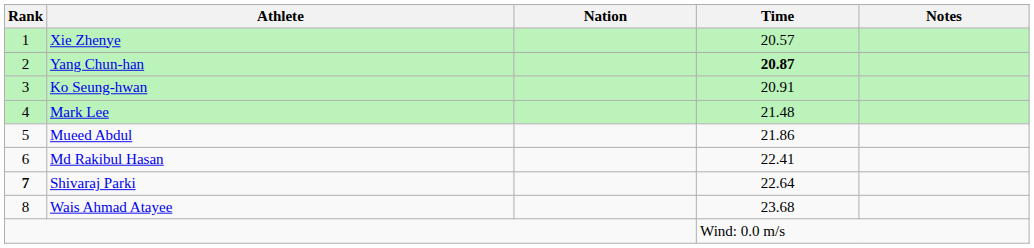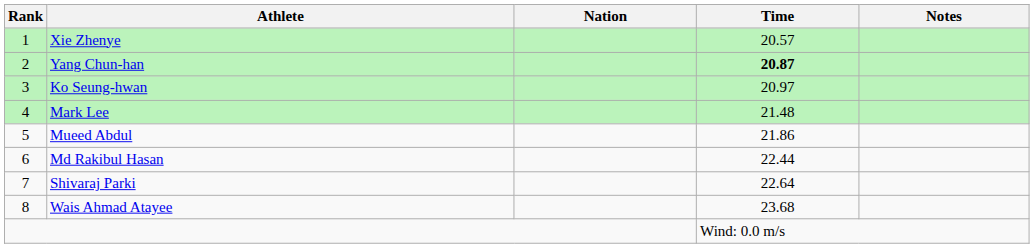(778, 87) 20.91 -> (778, 87) 20.97
(778, 159) 22.41 -> (778, 159) 22.44
(25, 183) bold -> (25, 183) normal
